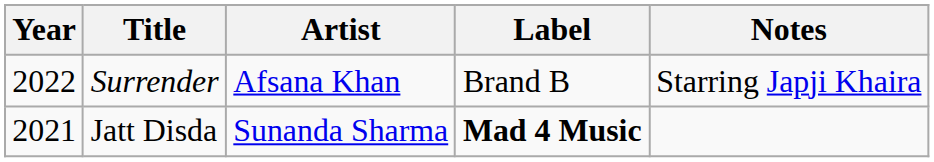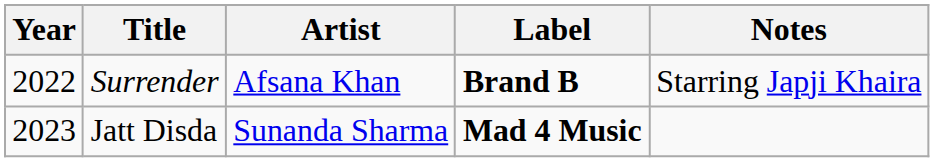(516, 80) normal -> (521, 80) bold
(44, 130) 2021 -> (44, 130) 2023
